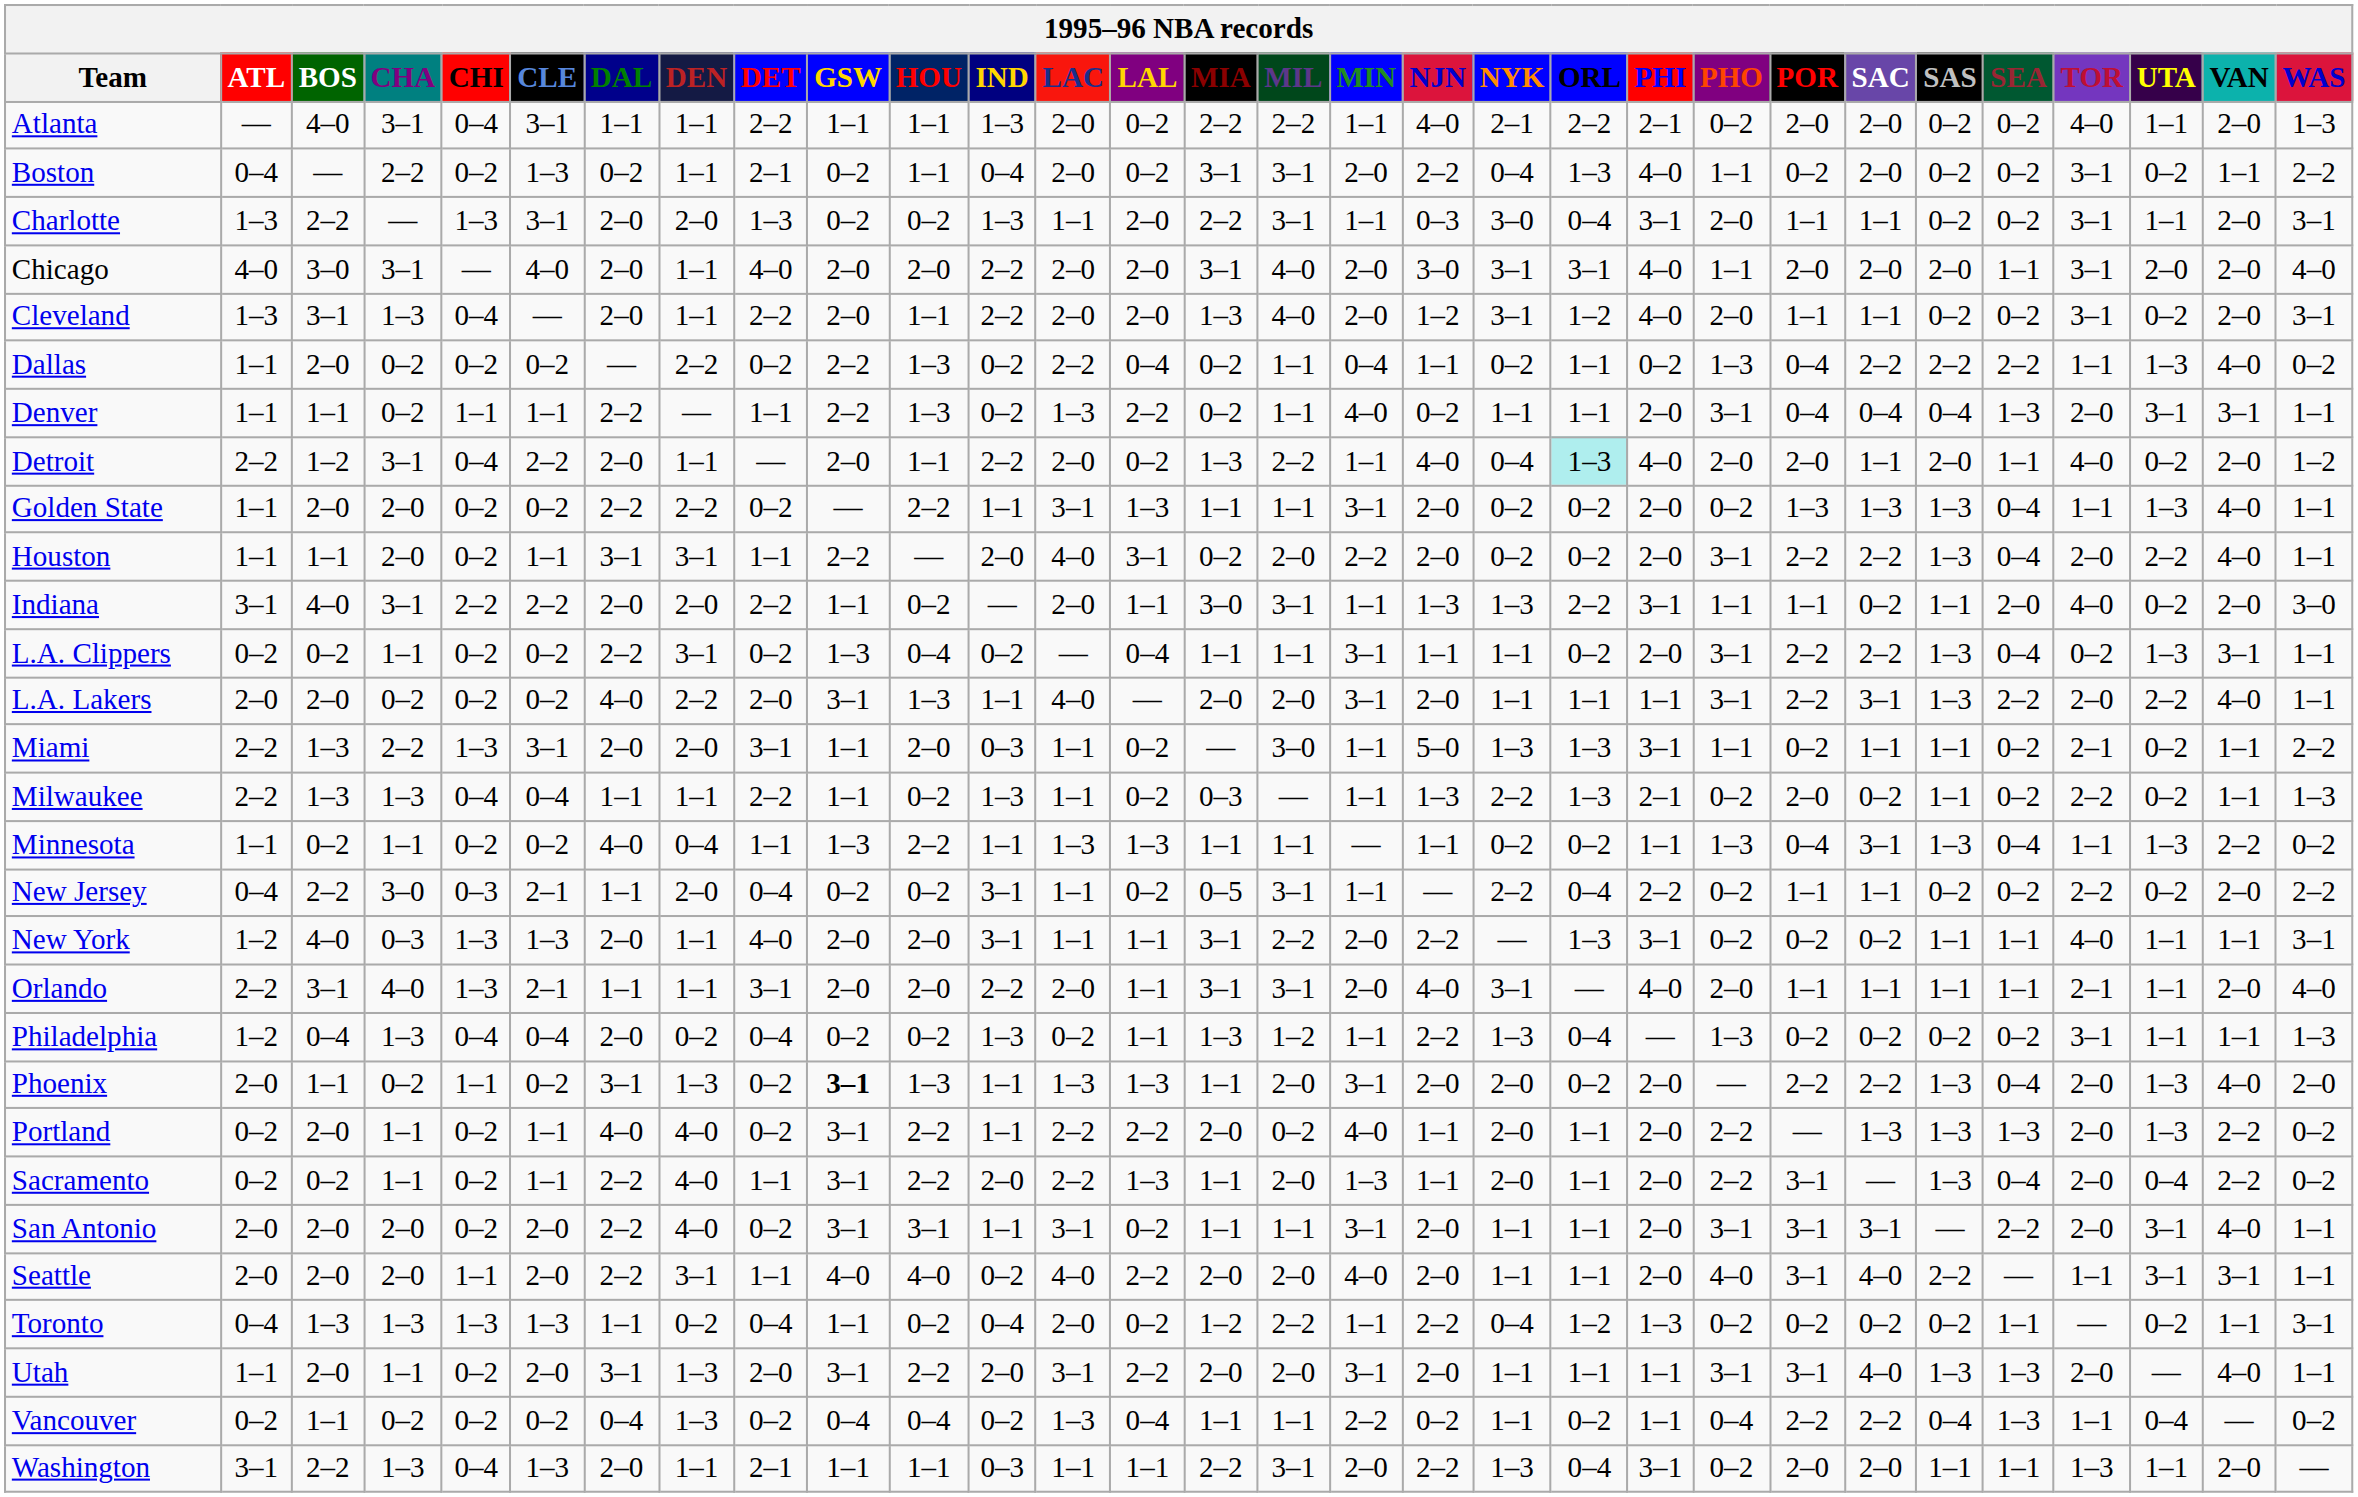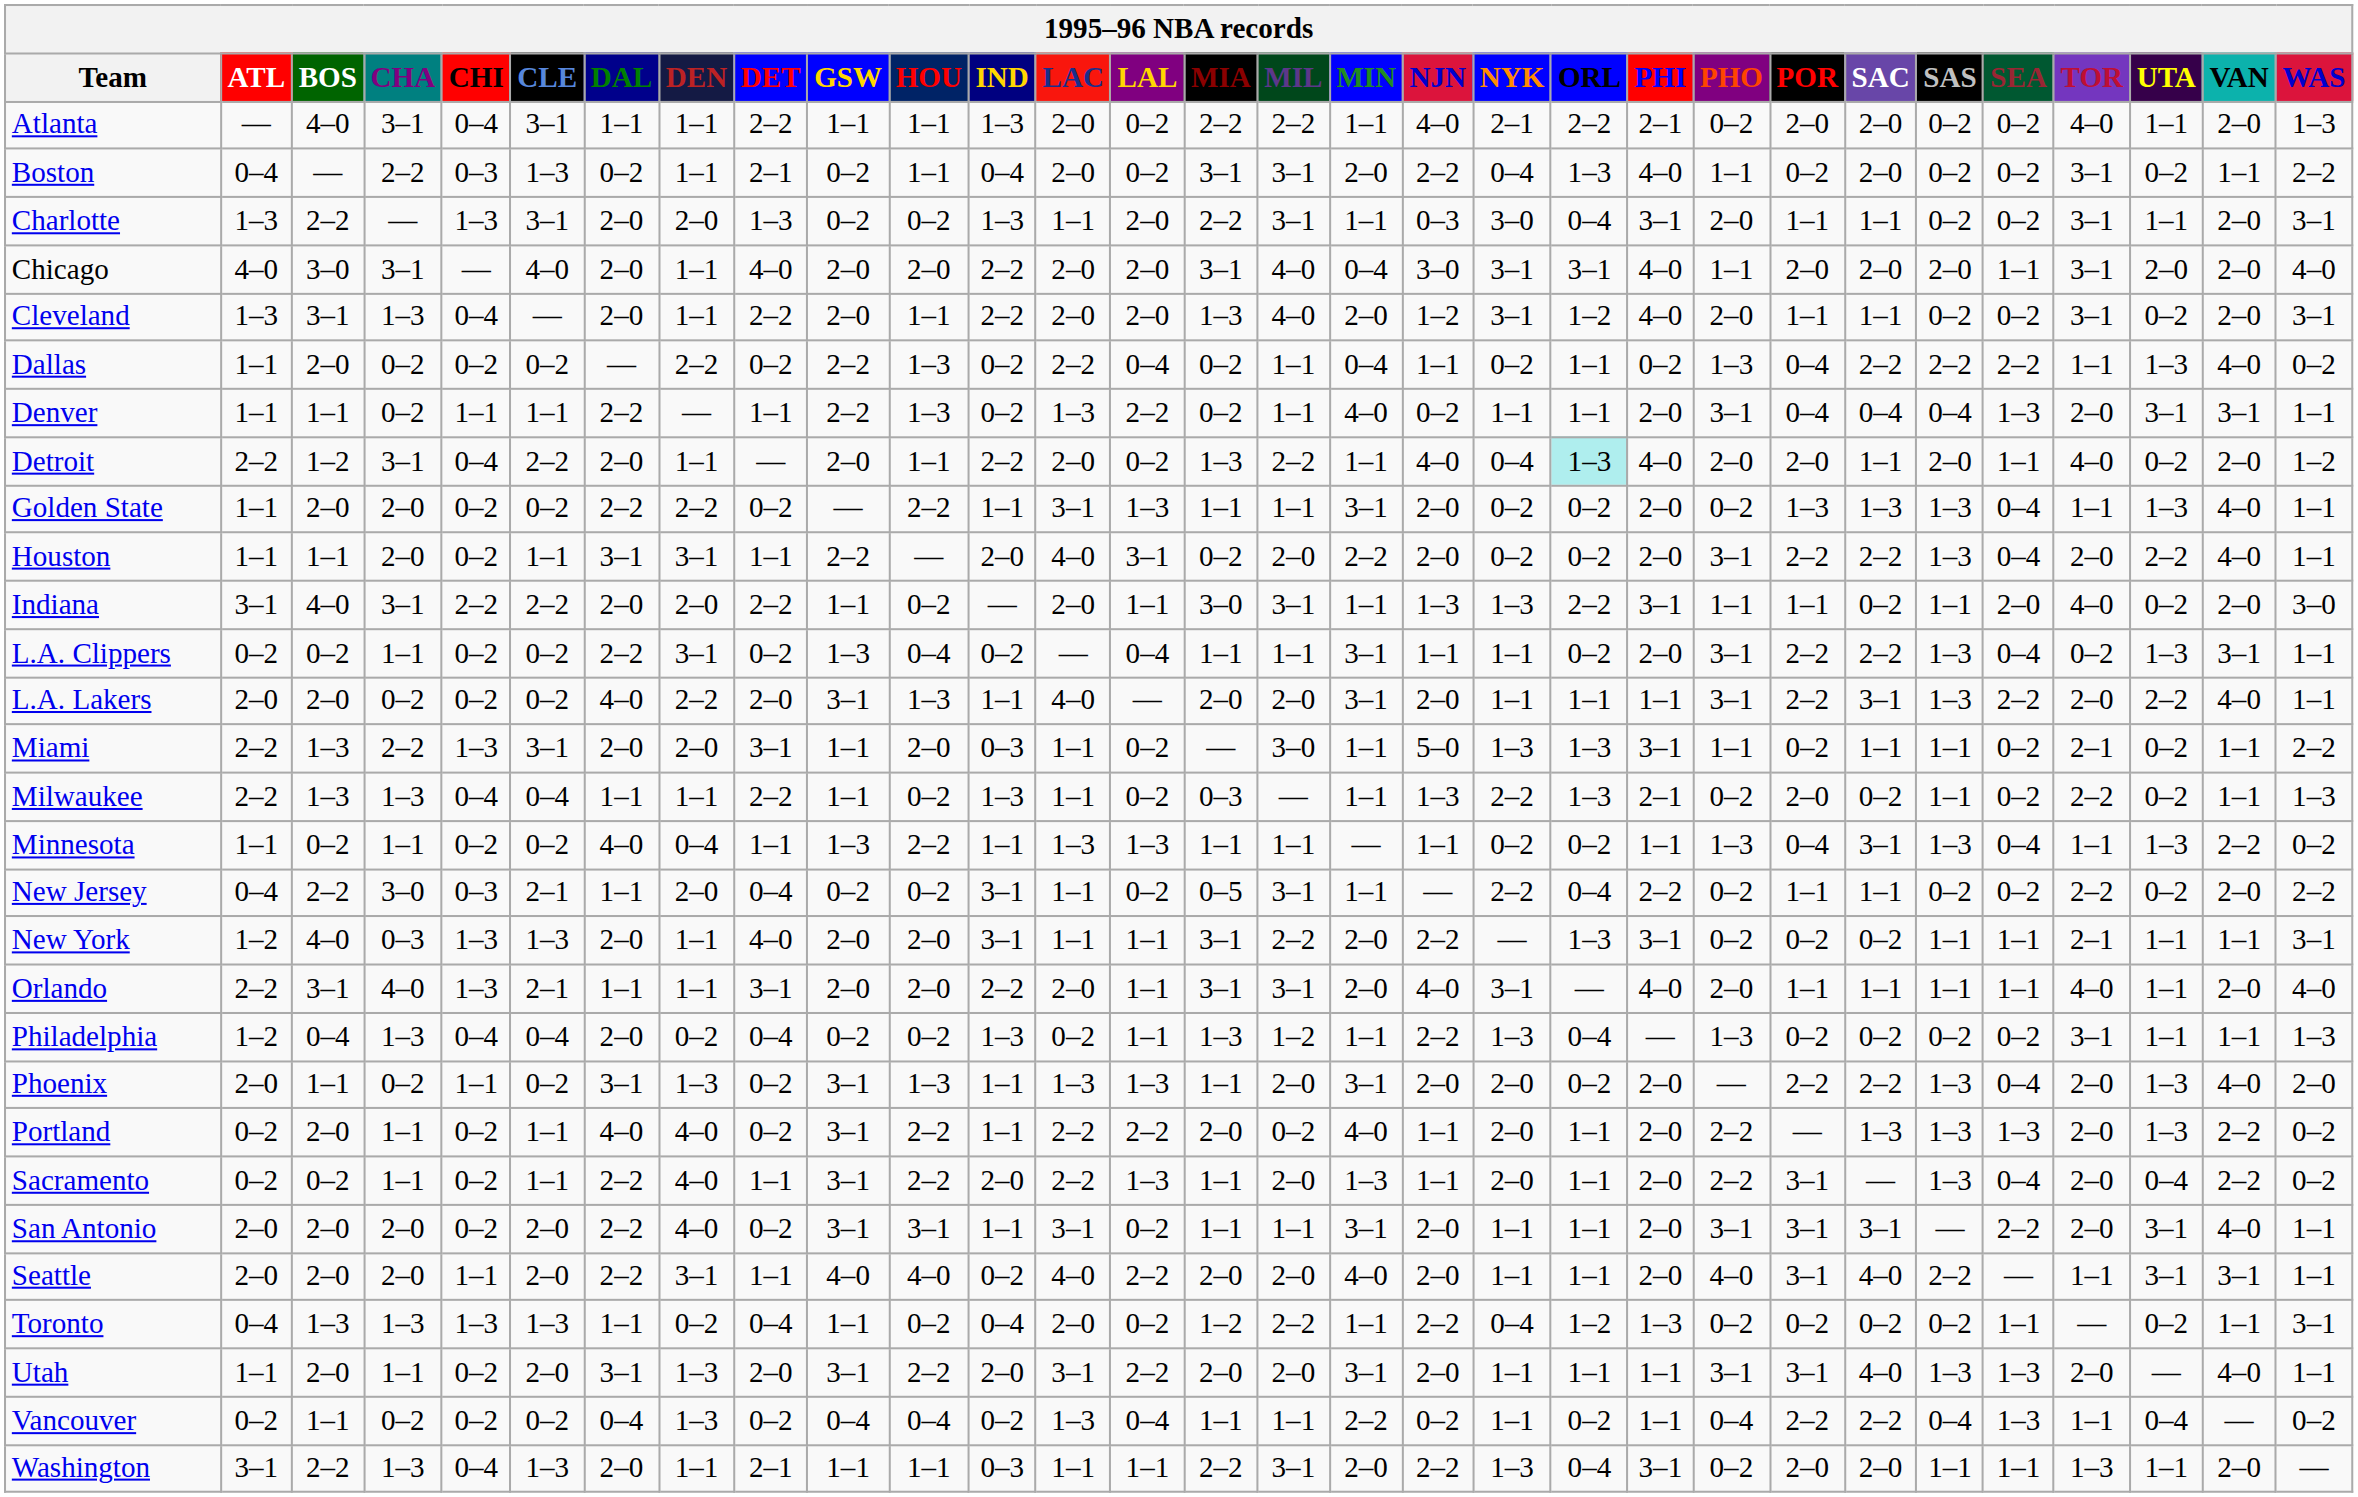(476, 172) 0–2 -> (476, 172) 0–3
(1366, 268) 2–0 -> (1366, 268) 0–4
(2092, 940) 4–0 -> (2092, 940) 2–1
(2092, 988) 2–1 -> (2092, 988) 4–0
(848, 1084) bold -> (848, 1084) normal
